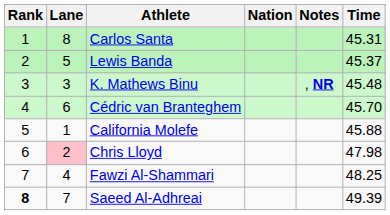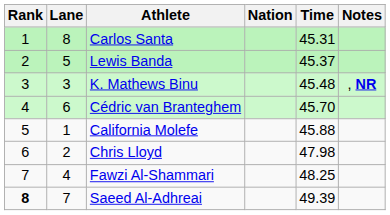columns swapped: (364, 15) <-> (319, 15)
(66, 152) pink background -> (66, 152) no background
